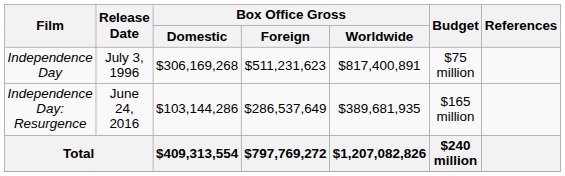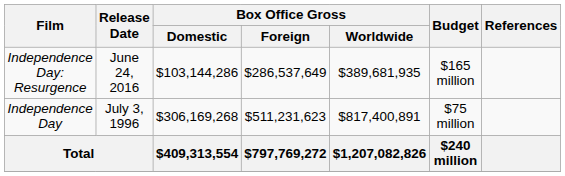rows swapped: (50, 65) <-> (50, 109)
